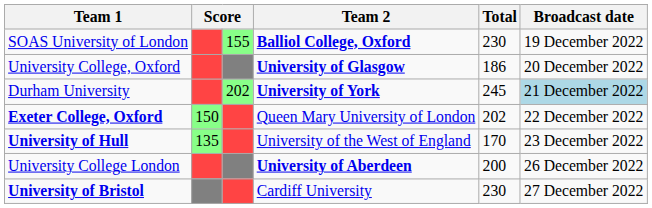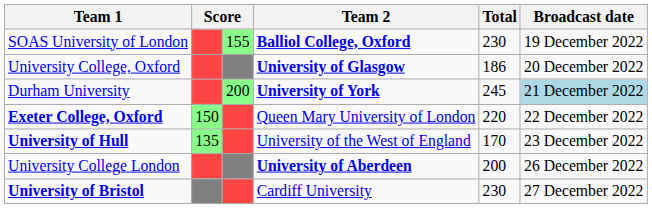(238, 91) 202 -> (238, 91) 200
(494, 116) 202 -> (494, 116) 220
